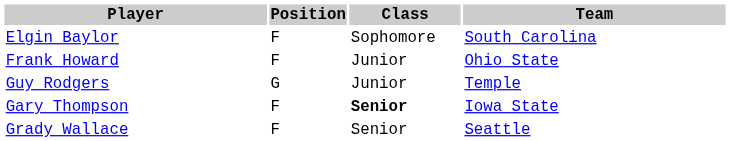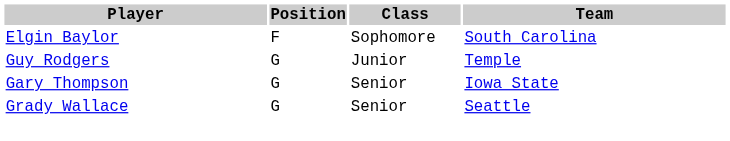- row: (62, 61)
(275, 107) F -> (275, 84) G
(379, 107) bold -> (379, 84) normal
(275, 130) F -> (275, 107) G
